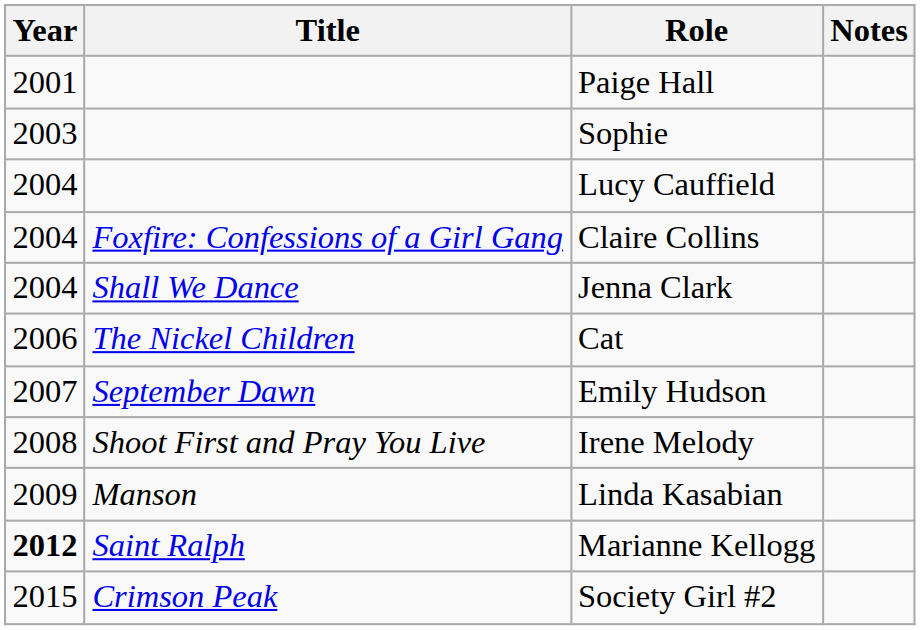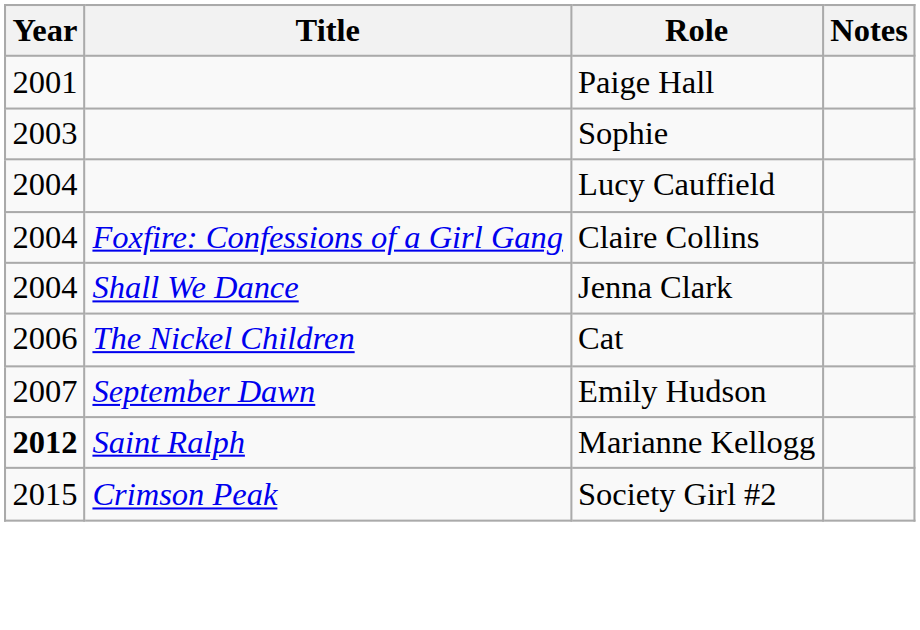- row: (666, 442)
- row: (680, 493)
